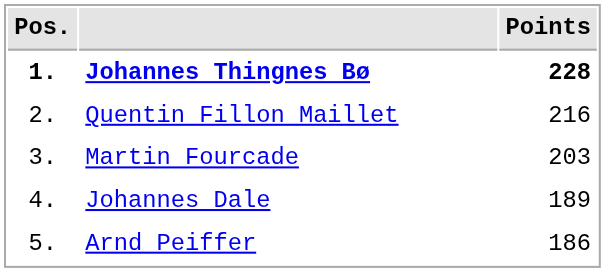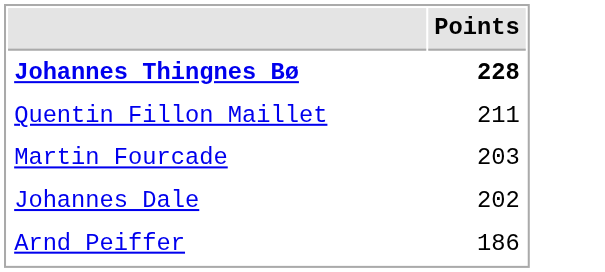- column: (43, 28)
(570, 116) 216 -> (498, 116) 211
(570, 201) 189 -> (498, 201) 202
